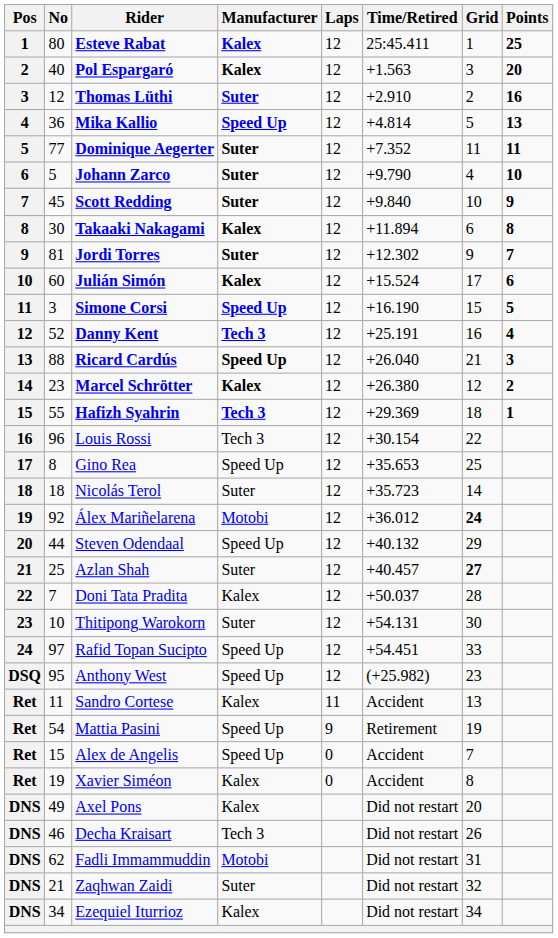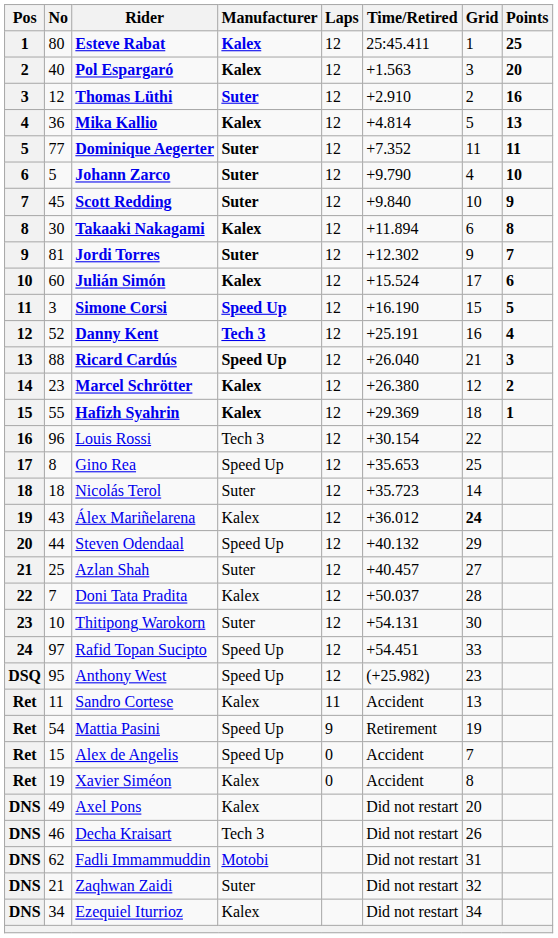(254, 123) Speed Up -> (241, 123) Kalex
(243, 412) Tech 3 -> (241, 412) Kalex
(56, 517) 92 -> (56, 517) 43
(245, 517) Motobi -> (240, 517) Kalex
(474, 570) bold -> (474, 570) normal
